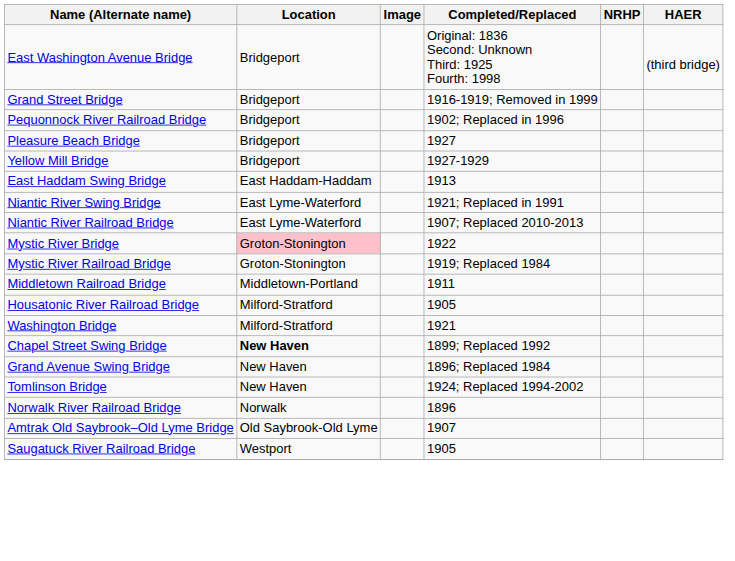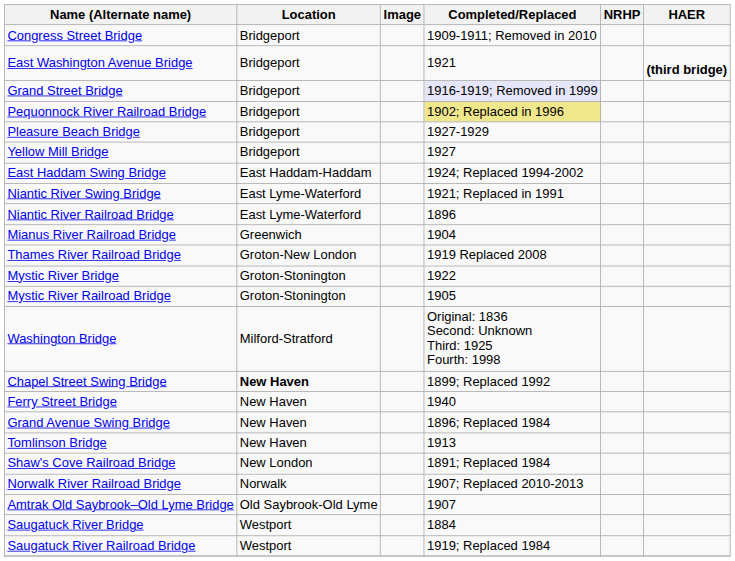+ row: (75, 35)
(480, 57) Original: 1836 Second: Unknown Third: 1925 Fourth: 1998 -> (441, 63) 1921
(683, 64) normal -> (687, 70) bold
(512, 99) no background -> (512, 91) lavender background
(495, 120) no background -> (495, 111) khaki background
(441, 140) 1927 -> (458, 132) 1927-1929
(458, 161) 1927-1929 -> (441, 152) 1927
(441, 181) 1913 -> (505, 173) 1924; Replaced 1994-2002
(505, 222) 1907; Replaced 2010-2013 -> (441, 214) 1896
+ row: (92, 234)
+ row: (94, 255)
(293, 243) pink background -> (293, 276) no background
(489, 264) 1919; Replaced 1984 -> (441, 296) 1905
- row: (87, 284)
- row: (103, 305)
(441, 325) 1921 -> (480, 338) Original: 1836 Second: Unknown Third: 1925 Fourth: 1998
+ row: (62, 401)
(505, 387) 1924; Replaced 1994-2002 -> (441, 443) 1913
+ row: (91, 463)
(441, 407) 1896 -> (505, 484) 1907; Replaced 2010-2013
+ row: (75, 525)
(441, 449) 1905 -> (489, 545) 1919; Replaced 1984
